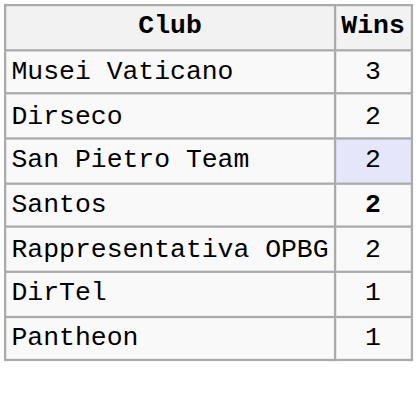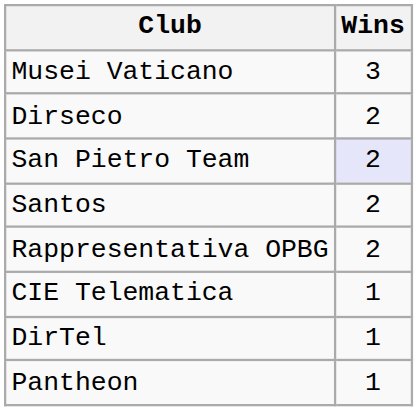(373, 205) bold -> (373, 205) normal
+ row: (122, 294)
